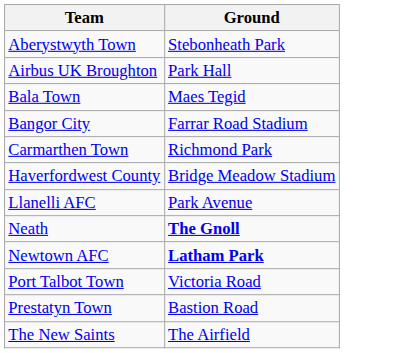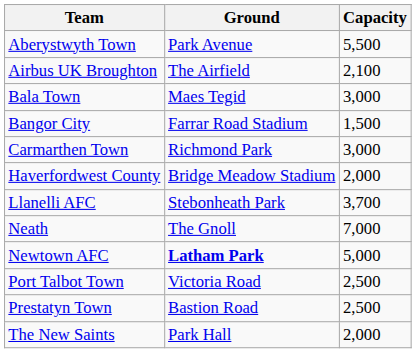+ column: (375, 17)
(227, 44) Stebonheath Park -> (210, 44) Park Avenue
(200, 70) Park Hall -> (209, 70) The Airfield
(210, 202) Park Avenue -> (227, 202) Stebonheath Park
(204, 228) bold -> (202, 228) normal
(209, 334) The Airfield -> (200, 334) Park Hall
